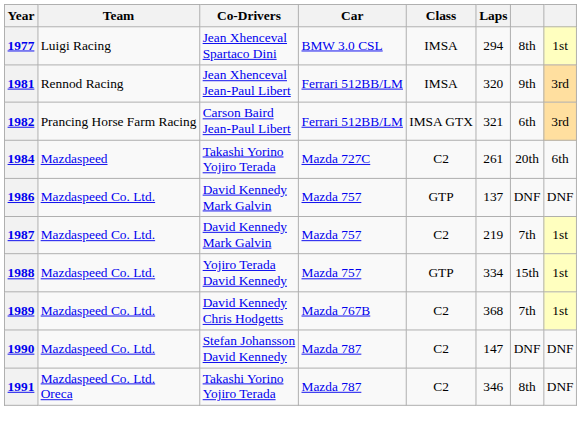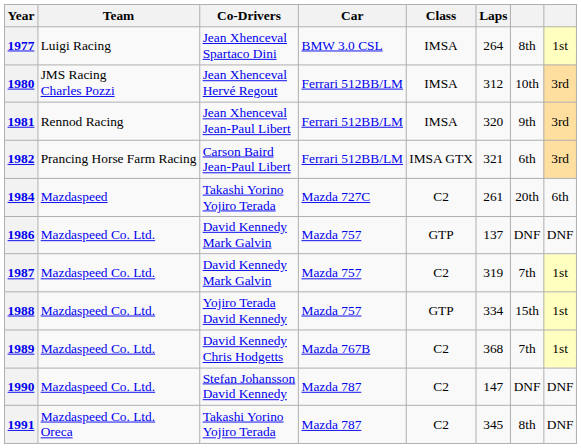(493, 45) 294 -> (493, 45) 264
+ row: (21, 83)
(493, 235) 219 -> (493, 273) 319
(493, 387) 346 -> (493, 424) 345
